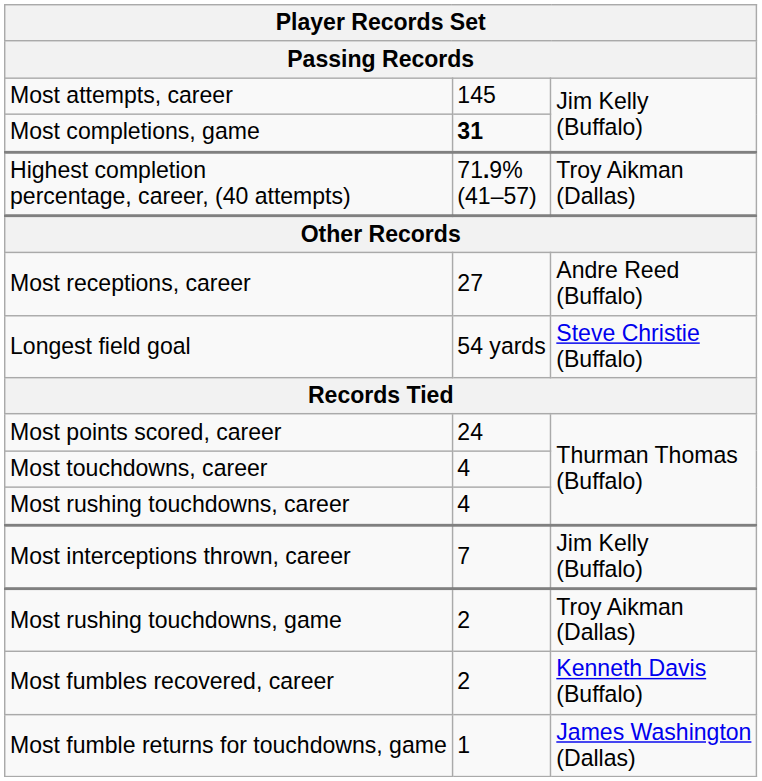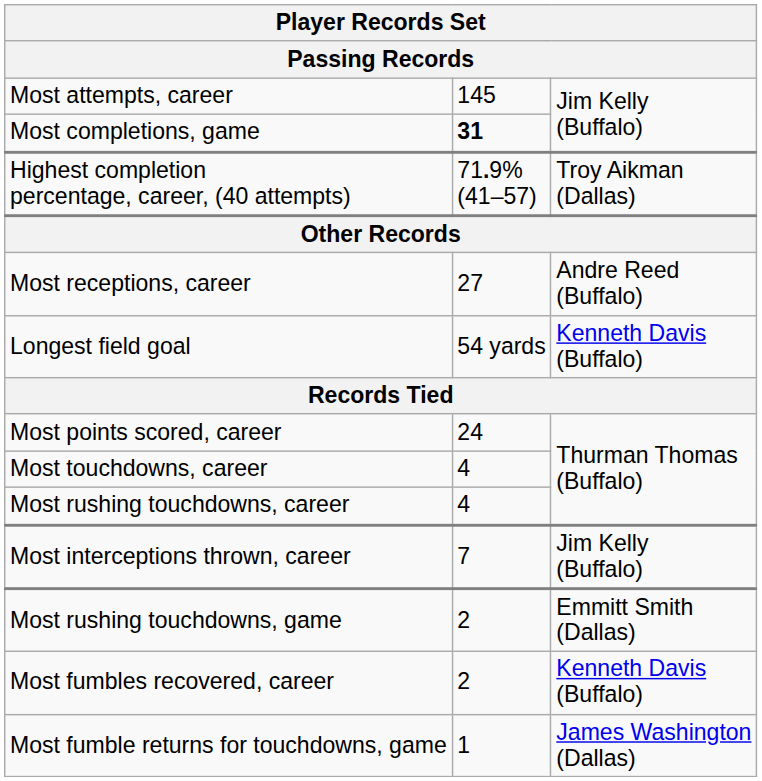(628, 346) Steve Christie (Buffalo) -> (631, 346) Kenneth Davis (Buffalo)
(620, 620) Troy Aikman (Dallas) -> (625, 620) Emmitt Smith (Dallas)
